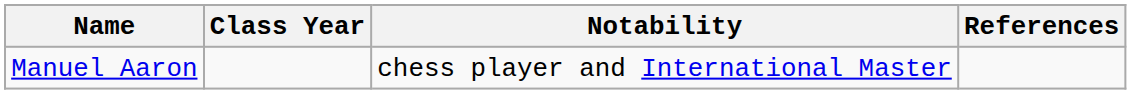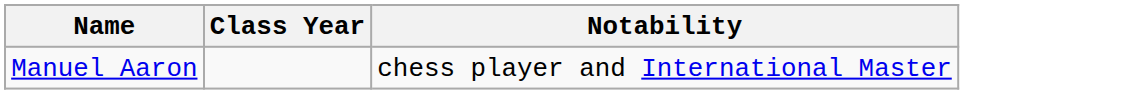- column: (1042, 26)
